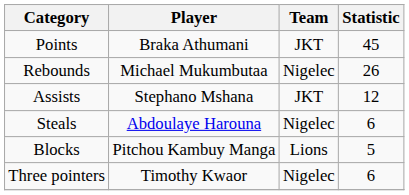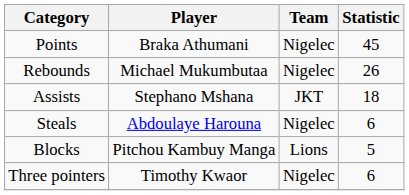(309, 44) JKT -> (309, 44) Nigelec
(371, 96) 12 -> (371, 96) 18
